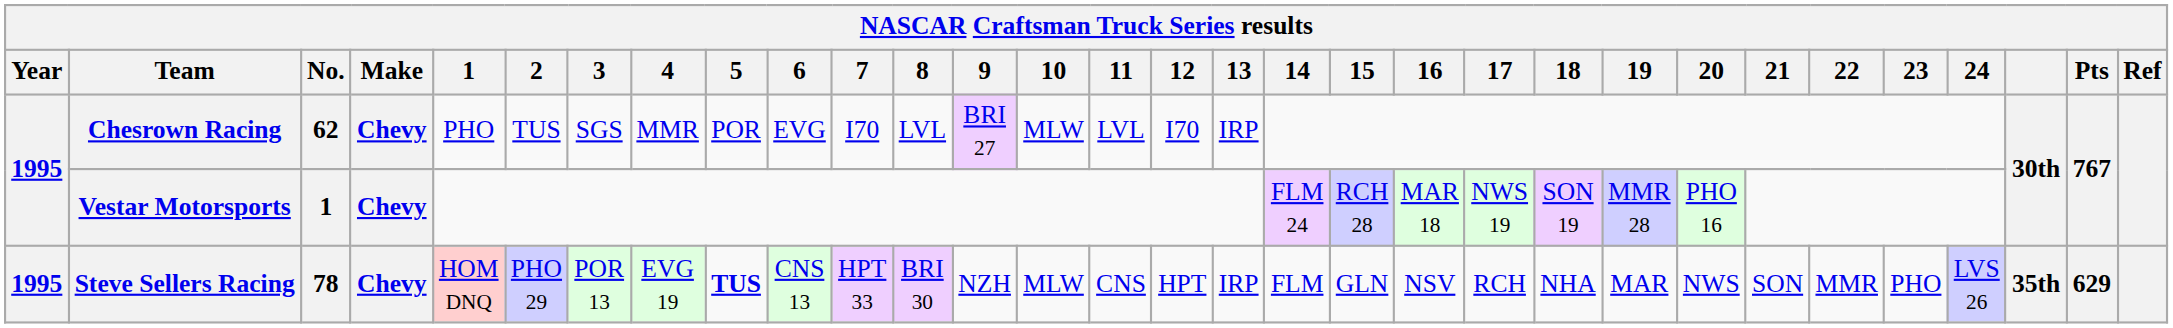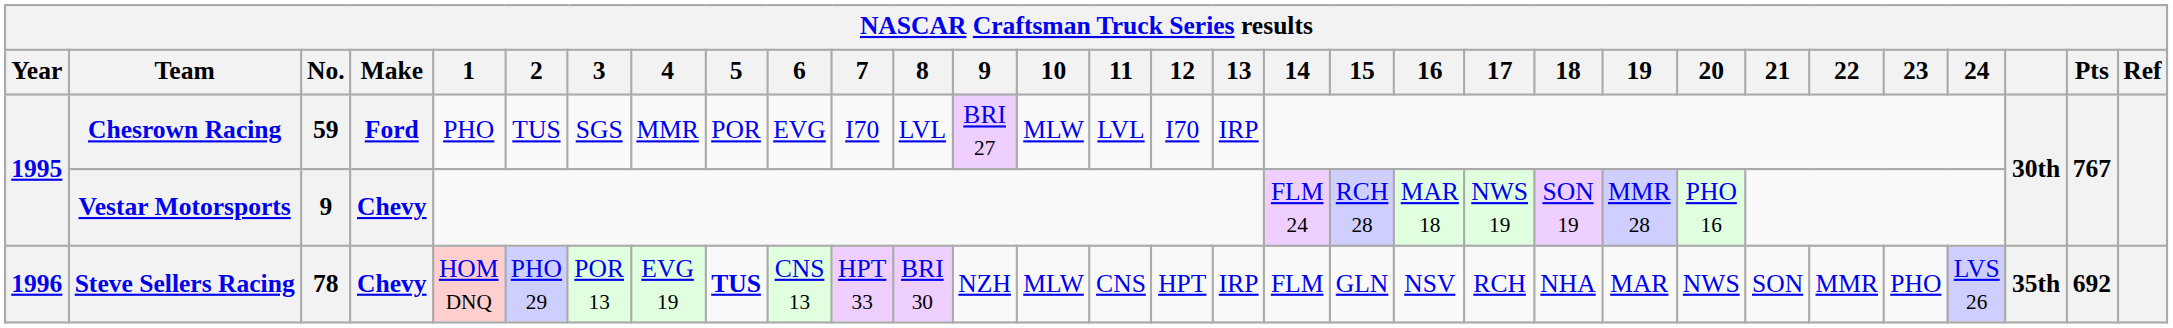(326, 131) 62 -> (326, 131) 59
(392, 131) Chevy -> (392, 131) Ford
(326, 207) 1 -> (326, 207) 9
(37, 283) 1995 -> (37, 283) 1996
(2092, 283) 629 -> (2092, 283) 692
